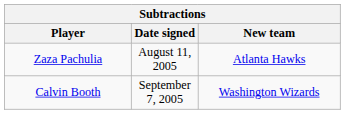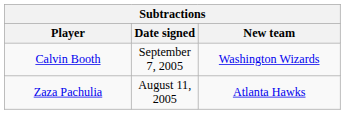rows swapped: (68, 59) <-> (68, 92)
